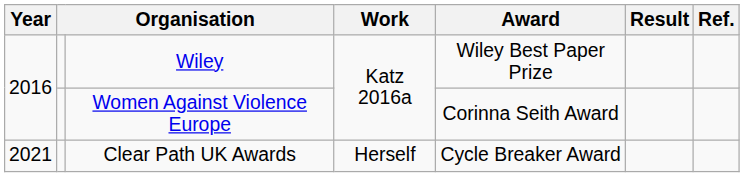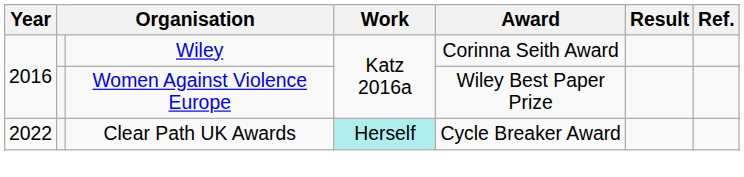(531, 61) Wiley Best Paper Prize -> (531, 50) Corinna Seith Award
(531, 113) Corinna Seith Award -> (531, 92) Wiley Best Paper Prize
(31, 155) 2021 -> (31, 133) 2022
(385, 155) no background -> (385, 133) paleturquoise background
